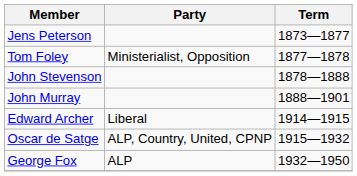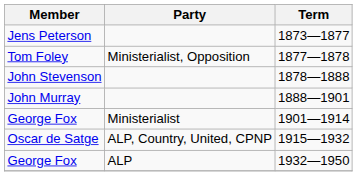+ row: (314, 118)
- row: (314, 118)
